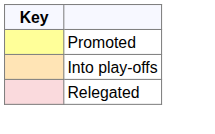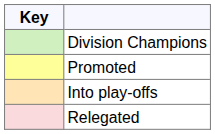+ row: (137, 42)
